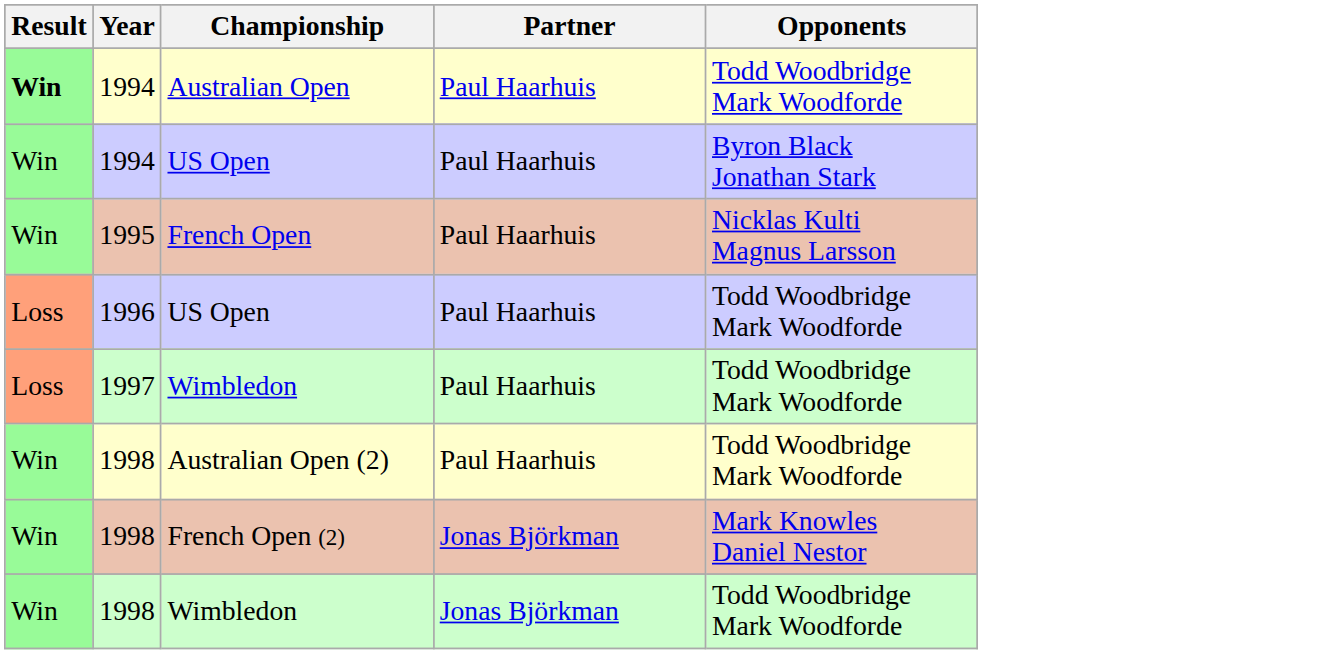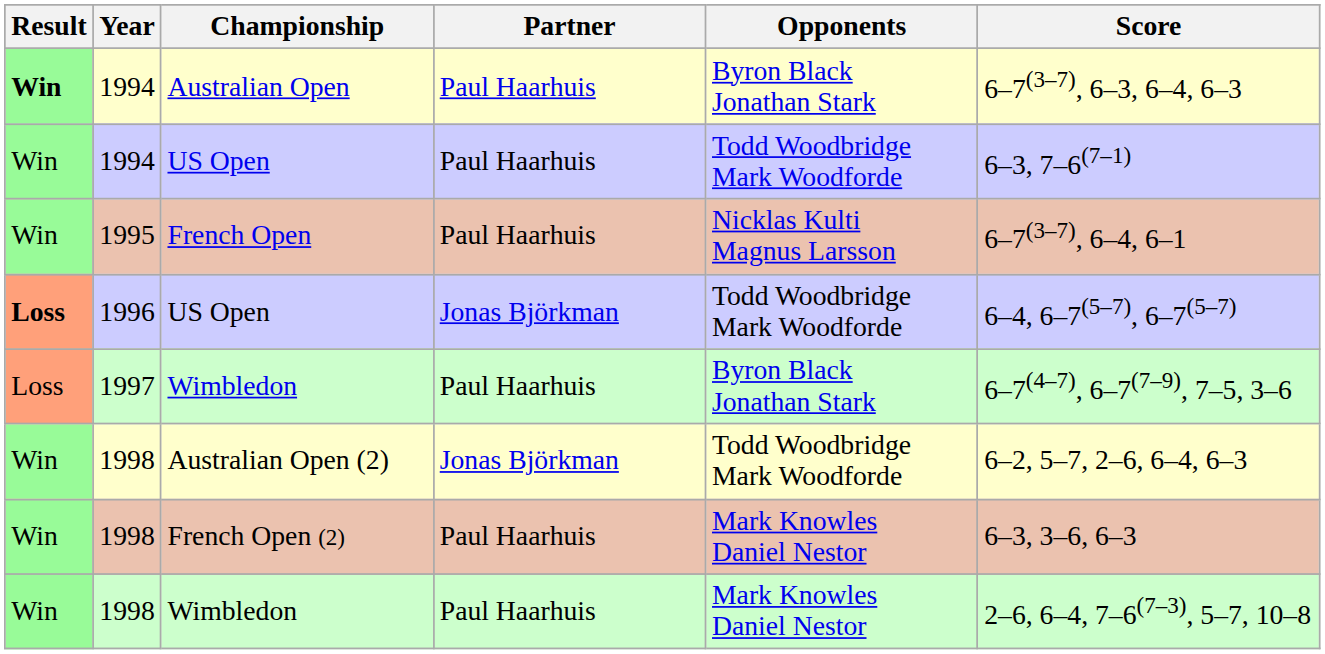+ column: (1149, 26)
(812, 85) Todd Woodbridge Mark Woodforde -> (794, 85) Byron Black Jonathan Stark
(794, 160) Byron Black Jonathan Stark -> (812, 160) Todd Woodbridge Mark Woodforde
(37, 311) normal -> (38, 311) bold
(518, 311) Paul Haarhuis -> (529, 311) Jonas Björkman
(812, 386) Todd Woodbridge Mark Woodforde -> (794, 386) Byron Black Jonathan Stark
(518, 461) Paul Haarhuis -> (529, 461) Jonas Björkman
(529, 536) Jonas Björkman -> (518, 536) Paul Haarhuis
(529, 611) Jonas Björkman -> (518, 611) Paul Haarhuis
(812, 611) Todd Woodbridge Mark Woodforde -> (795, 611) Mark Knowles Daniel Nestor
